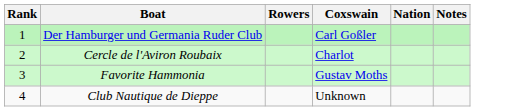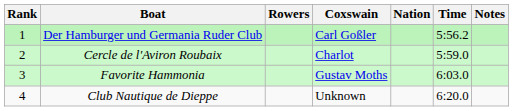+ column: (452, 14)
